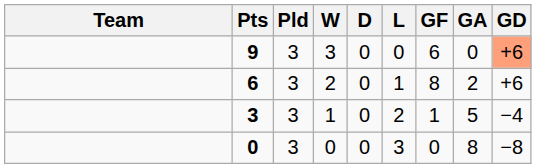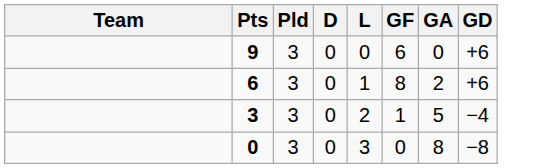- column: (330, 20)
(512, 52) lightsalmon background -> (478, 52) no background
